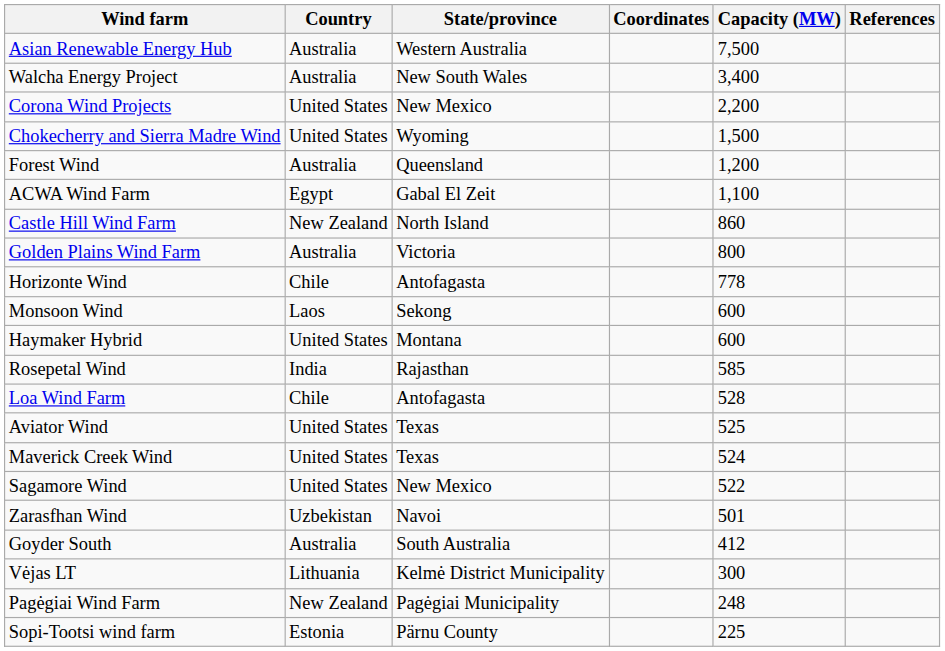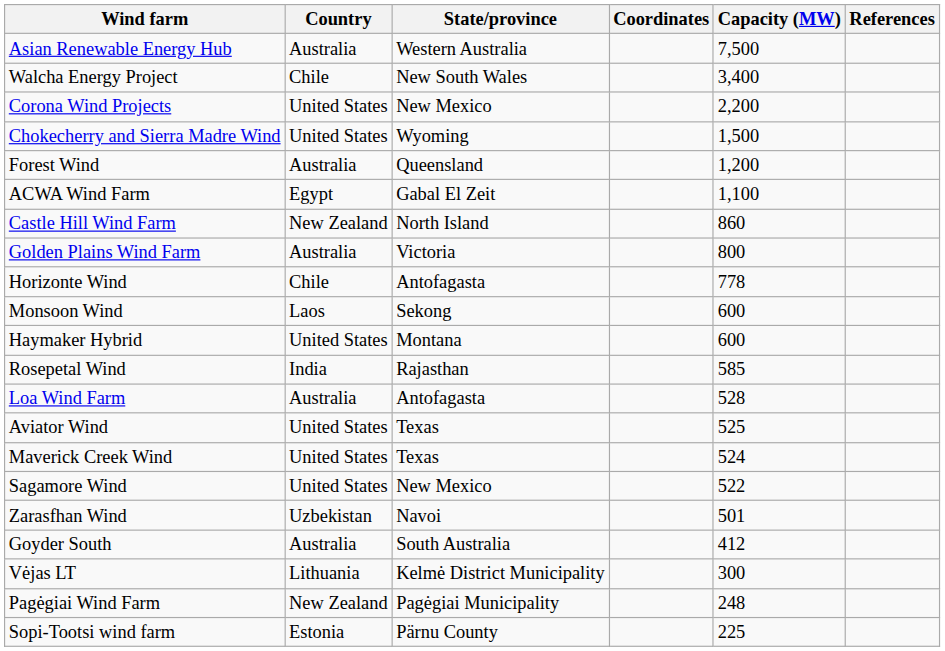(323, 77) Australia -> (309, 77) Chile
(309, 398) Chile -> (323, 398) Australia
